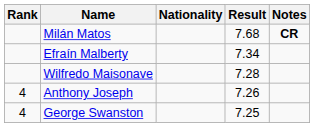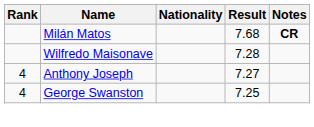- row: (86, 54)
(247, 93) 7.26 -> (247, 74) 7.27
